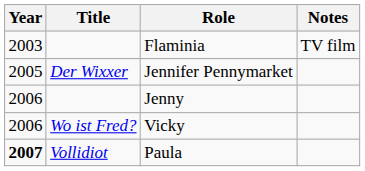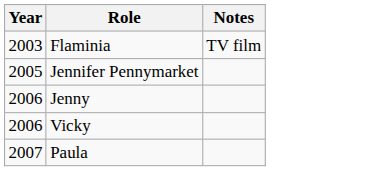- column: (93, 17)
(25, 152) bold -> (25, 152) normal
